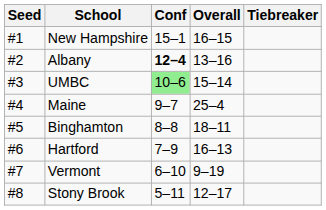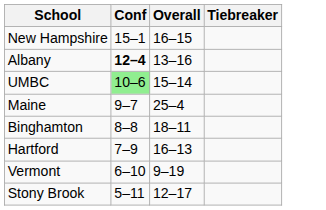- column: (25, 15)
